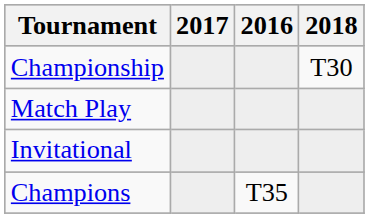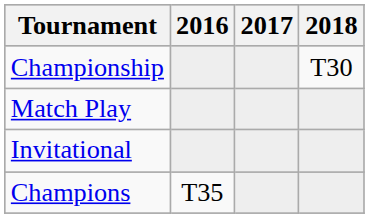columns swapped: (267, 25) <-> (202, 25)
